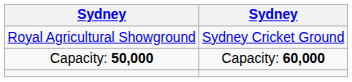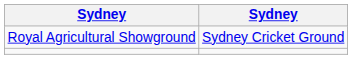- row: (102, 59)
